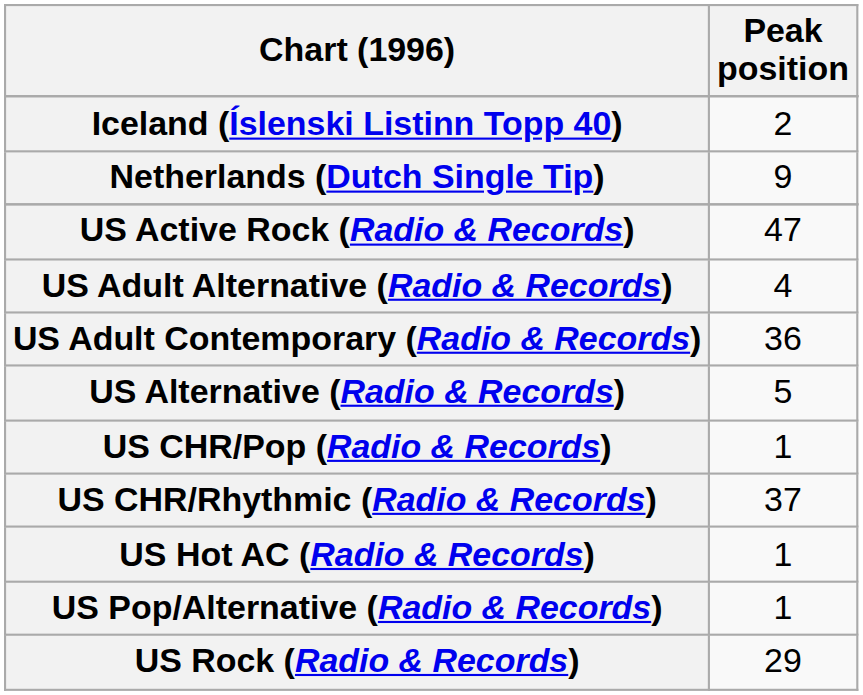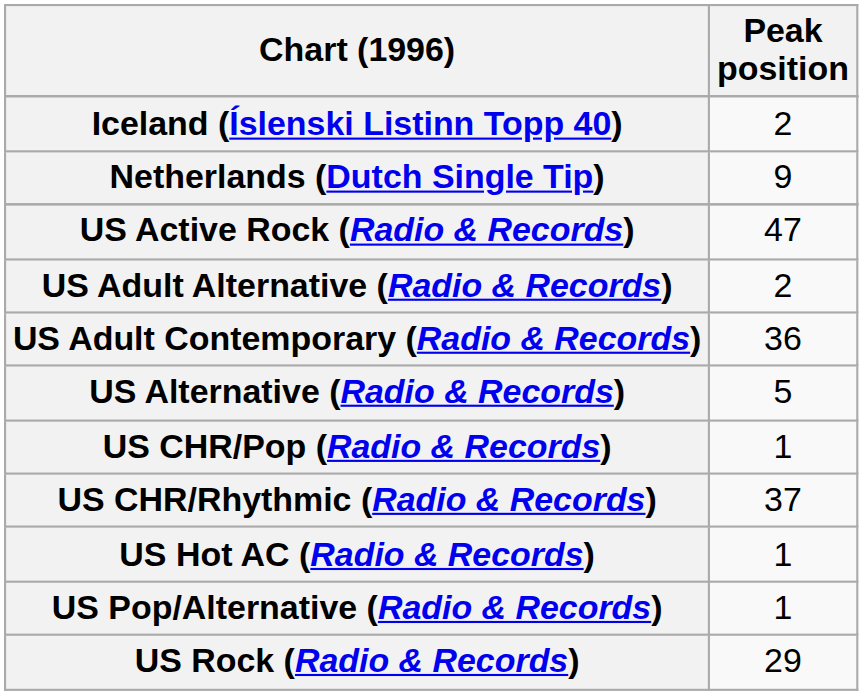(783, 284) 4 -> (783, 284) 2
